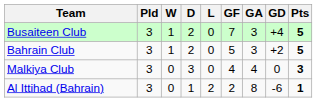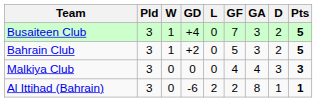columns swapped: (191, 13) <-> (277, 13)
